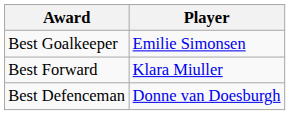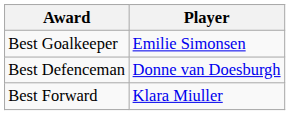rows swapped: (67, 95) <-> (53, 69)
